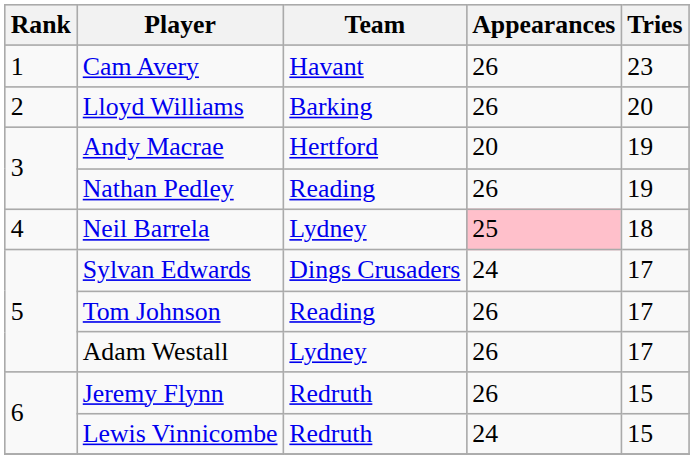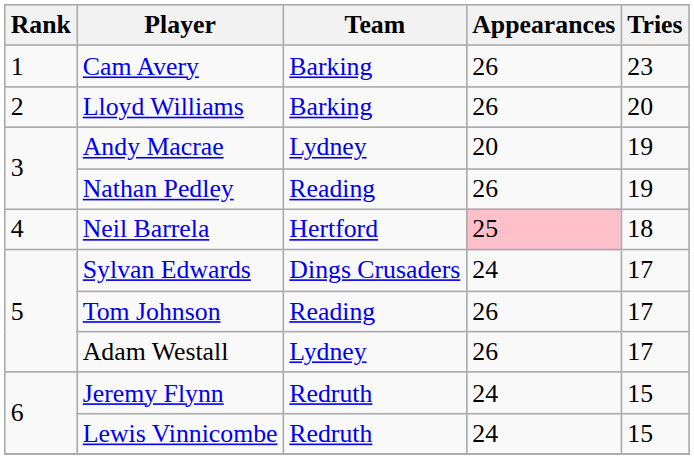(327, 65) Havant -> (331, 65) Barking
(334, 147) Hertford -> (328, 147) Lydney
(328, 229) Lydney -> (334, 229) Hertford
(485, 392) 26 -> (485, 392) 24
